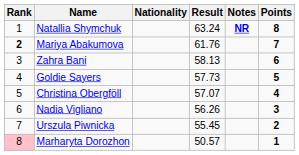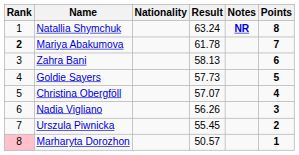(207, 45) 61.76 -> (207, 45) 61.78
